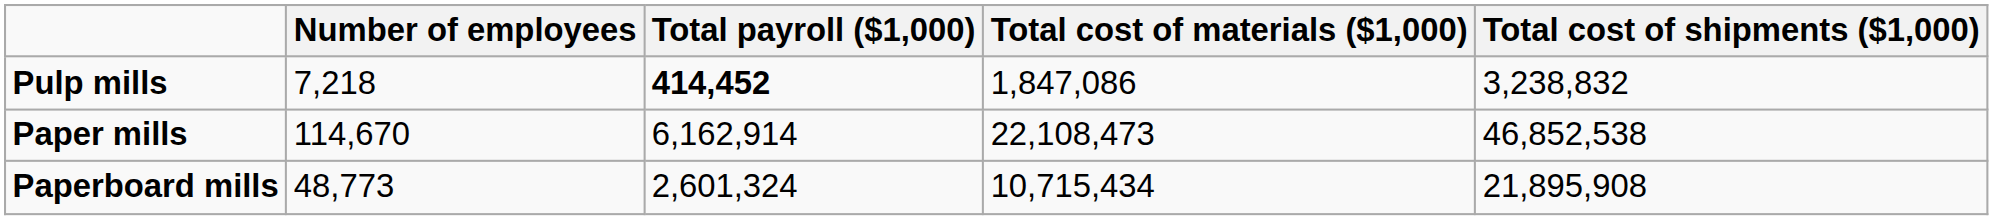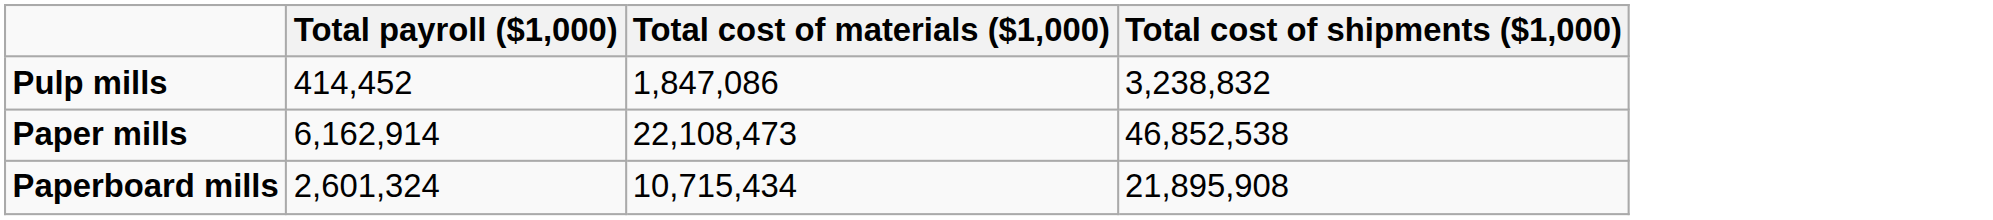- column: (465, 30)
(711, 82) bold -> (353, 82) normal
